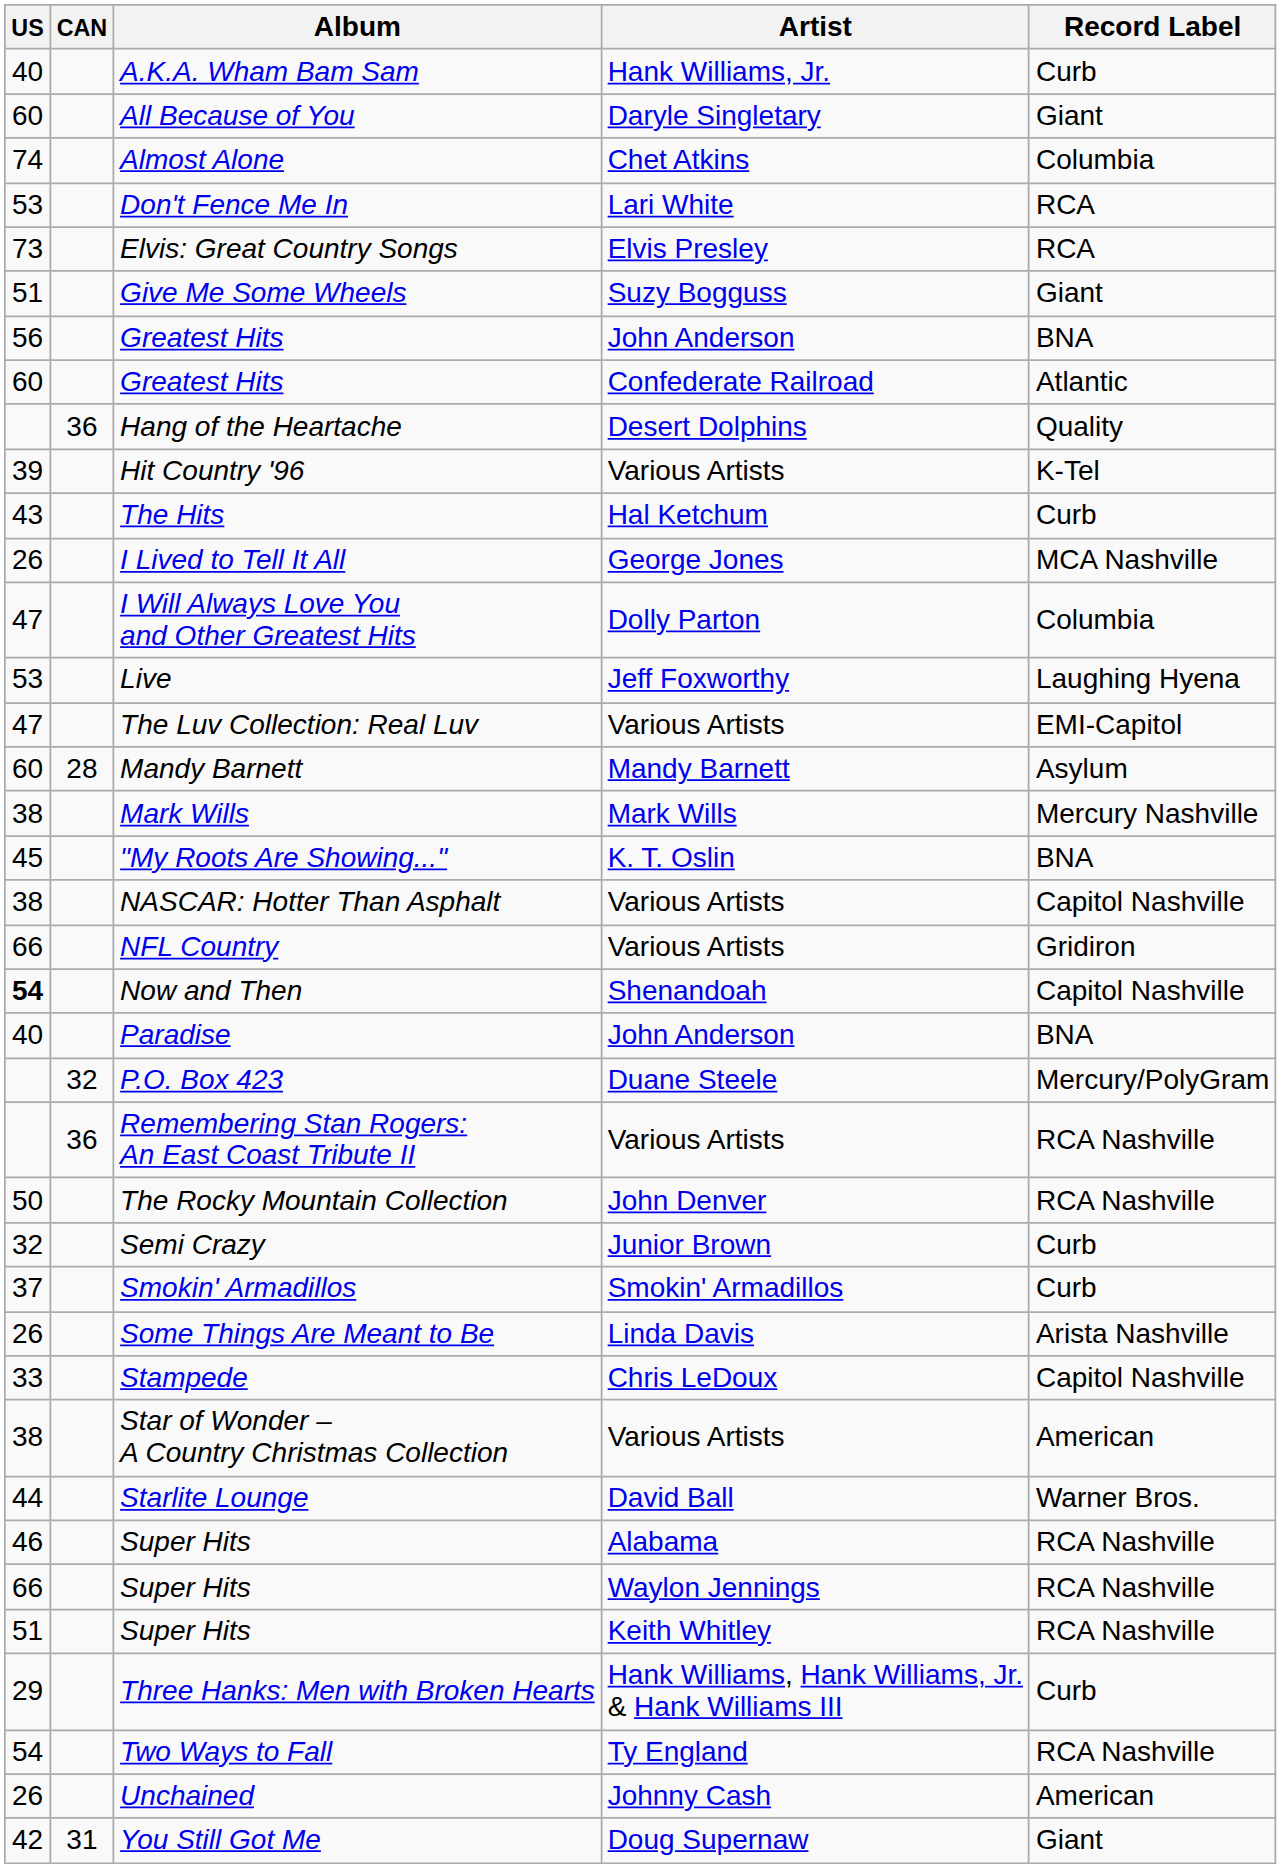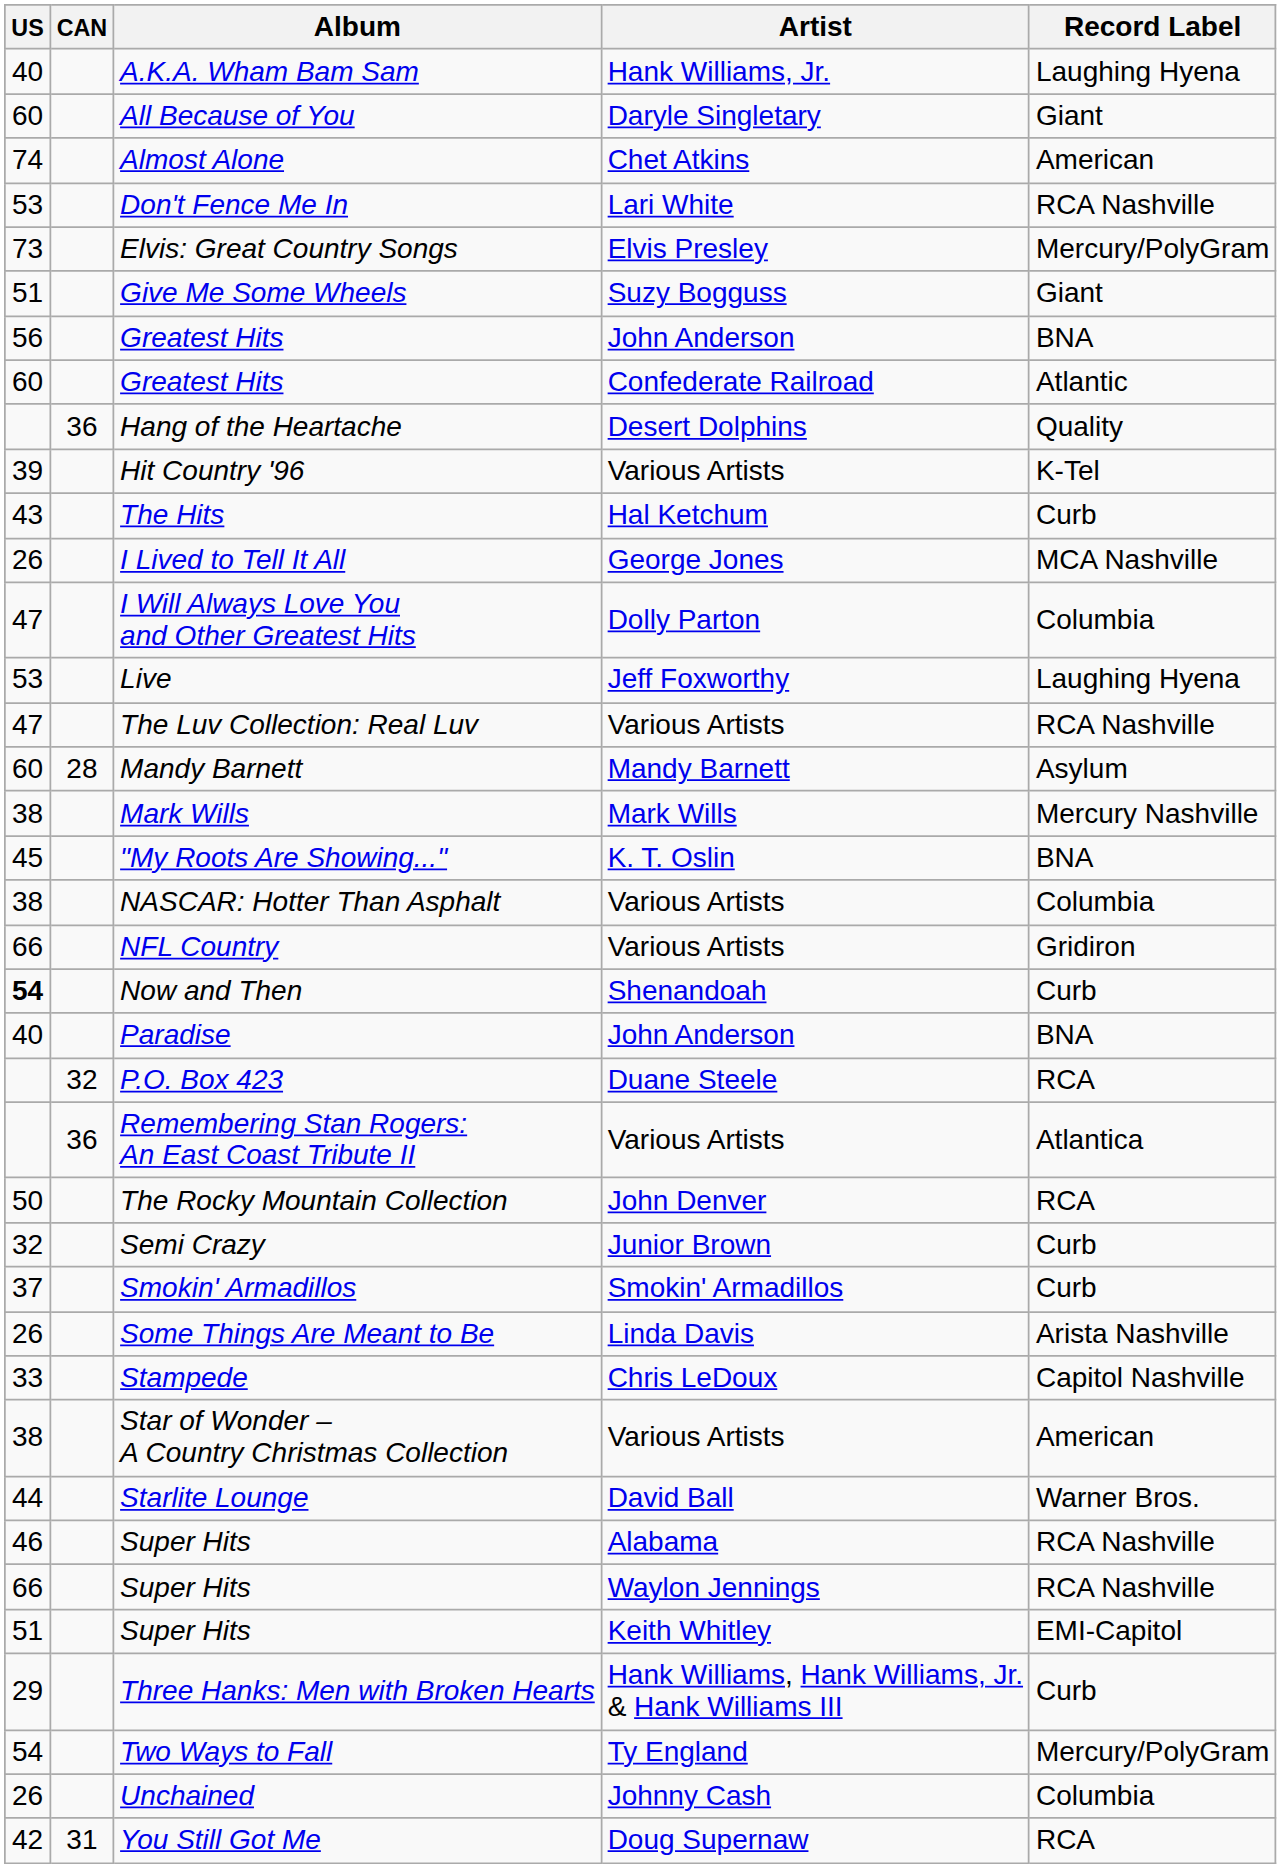(1066, 71) Curb -> (1138, 71) Laughing Hyena
(1095, 159) Columbia -> (1095, 159) American
(1065, 204) RCA -> (1125, 204) RCA Nashville
(1065, 248) RCA -> (1153, 248) Mercury/PolyGram
(1109, 724) EMI-Capitol -> (1125, 724) RCA Nashville
(1140, 901) Capitol Nashville -> (1095, 901) Columbia
(1140, 990) Capitol Nashville -> (1066, 990) Curb
(1153, 1079) Mercury/PolyGram -> (1065, 1079) RCA
(1125, 1139) RCA Nashville -> (1090, 1139) Atlantica
(1125, 1199) RCA Nashville -> (1065, 1199) RCA
(1125, 1631) RCA Nashville -> (1109, 1631) EMI-Capitol
(1125, 1751) RCA Nashville -> (1153, 1751) Mercury/PolyGram
(1095, 1795) American -> (1095, 1795) Columbia
(1069, 1840) Giant -> (1065, 1840) RCA
